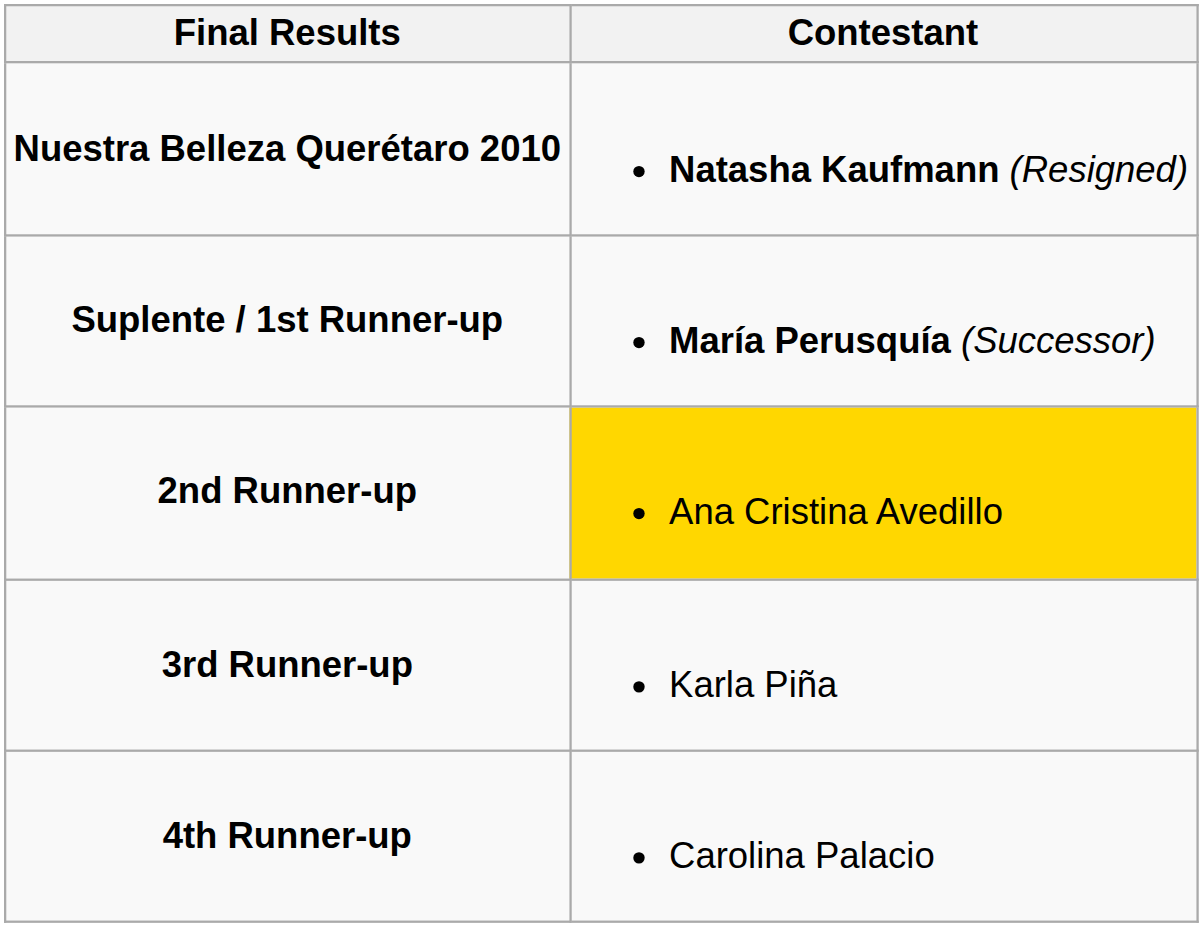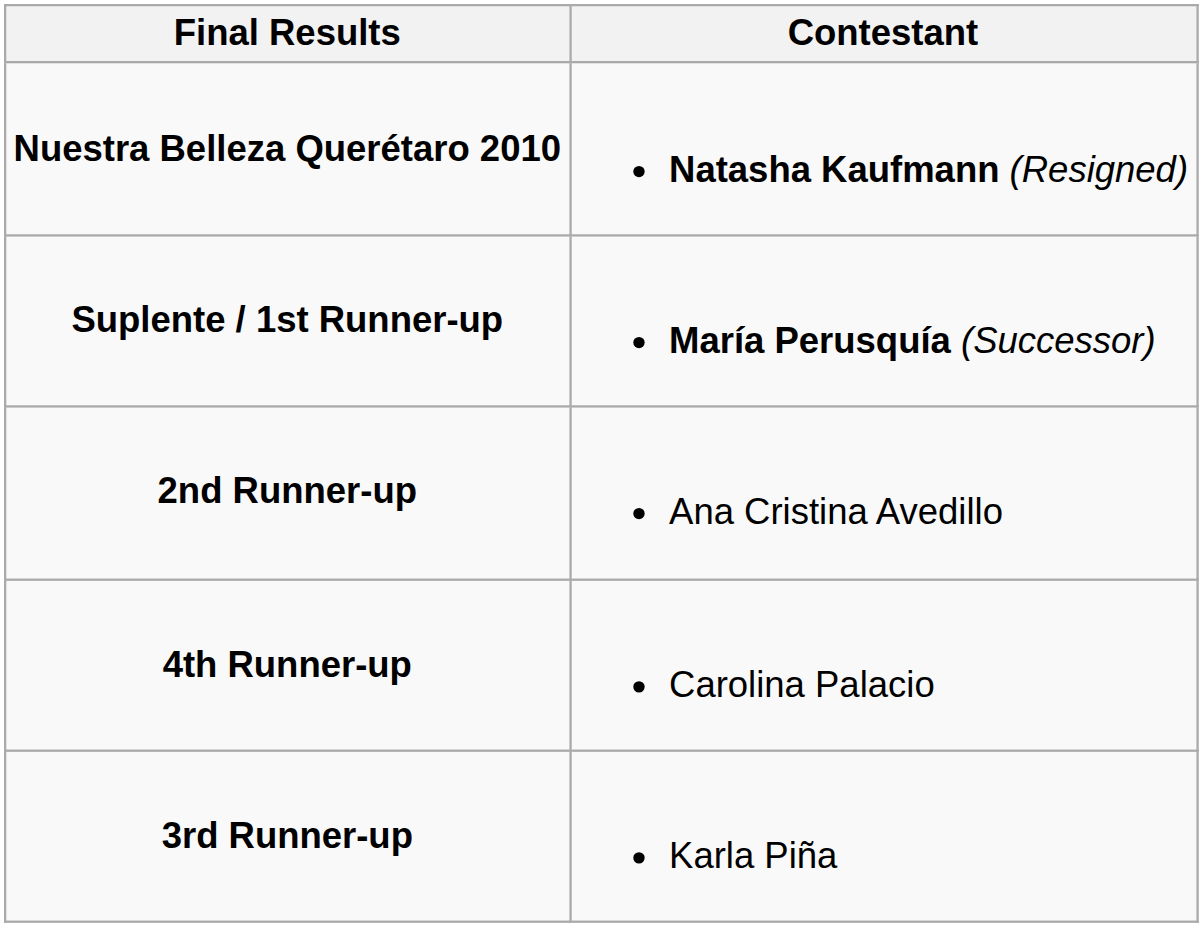(883, 513) gold background -> (883, 513) no background
rows swapped: (287, 663) <-> (287, 835)
